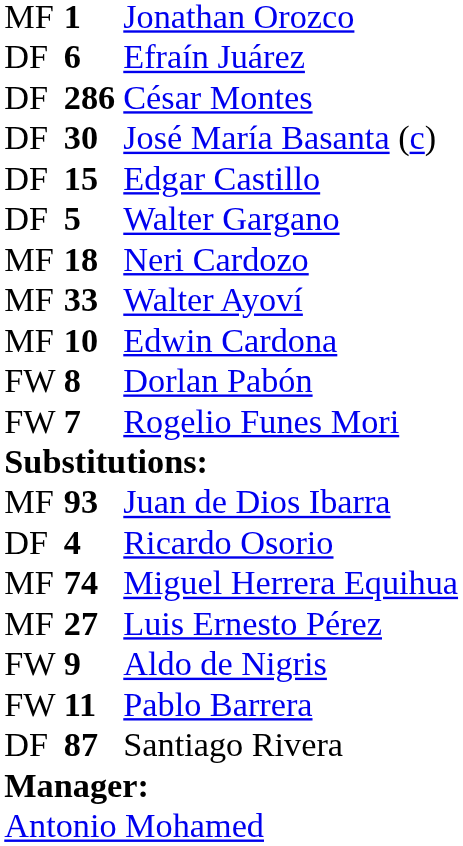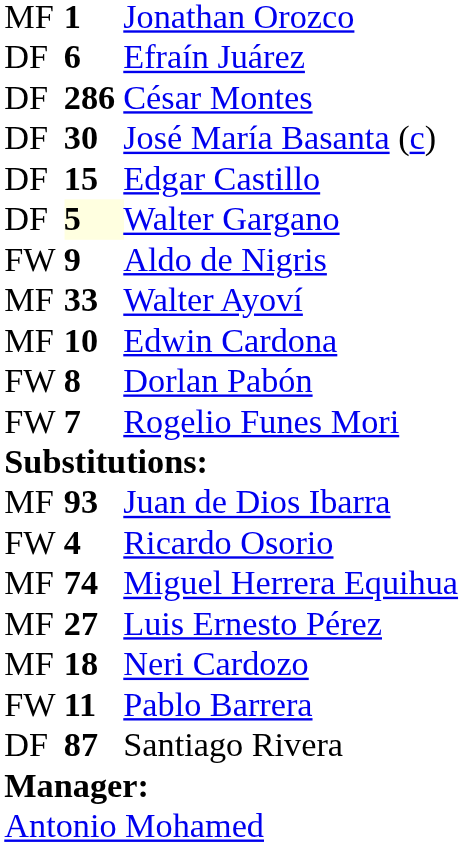(72, 218) no background -> (72, 218) lightyellow background
rows swapped: (216, 259) <-> (225, 663)
(26, 542) DF -> (30, 542) FW
